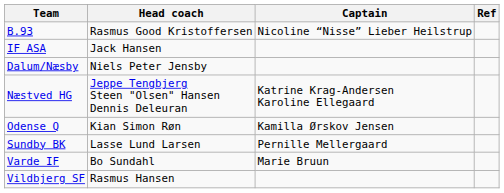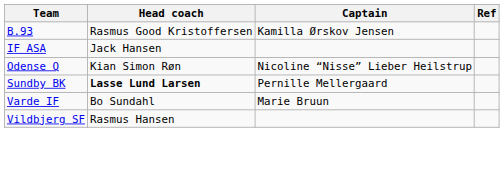(365, 31) Nicoline “Nisse” Lieber Heilstrup -> (326, 31) Kamilla Ørskov Jensen
- row: (43, 66)
- row: (39, 96)
(326, 126) Kamilla Ørskov Jensen -> (365, 66) Nicoline “Nisse” Lieber Heilstrup
(145, 144) normal -> (145, 84) bold
